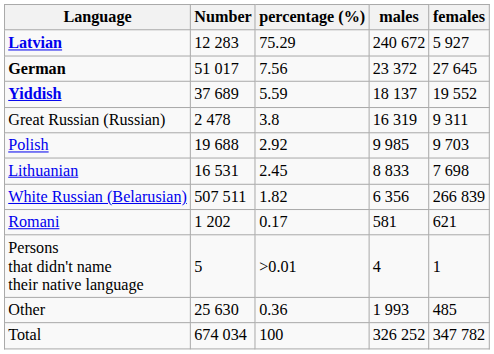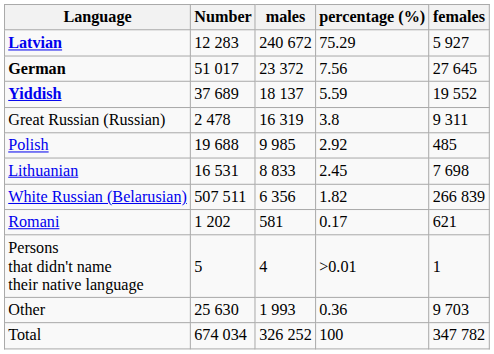columns swapped: (312, 17) <-> (399, 17)
(451, 145) 9 703 -> (445, 145) 485
(445, 309) 485 -> (451, 309) 9 703
